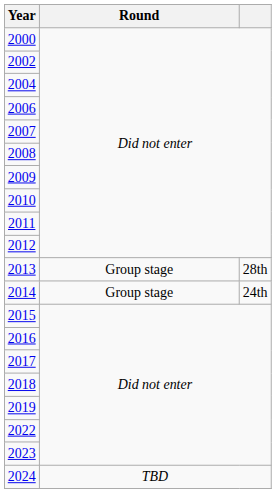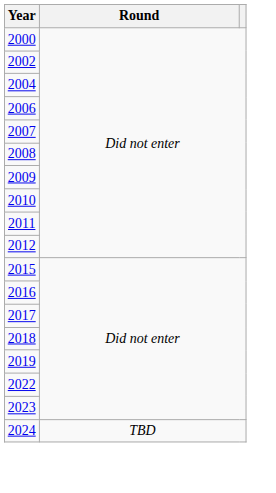- row: (22, 269)
- row: (22, 292)
